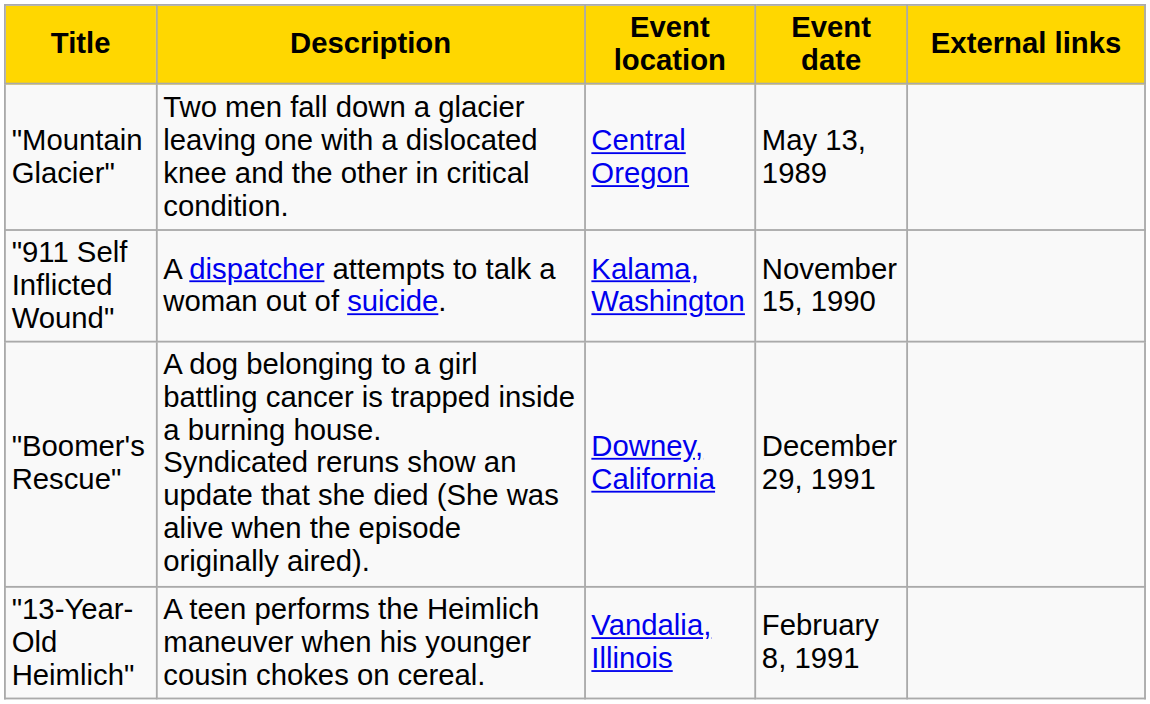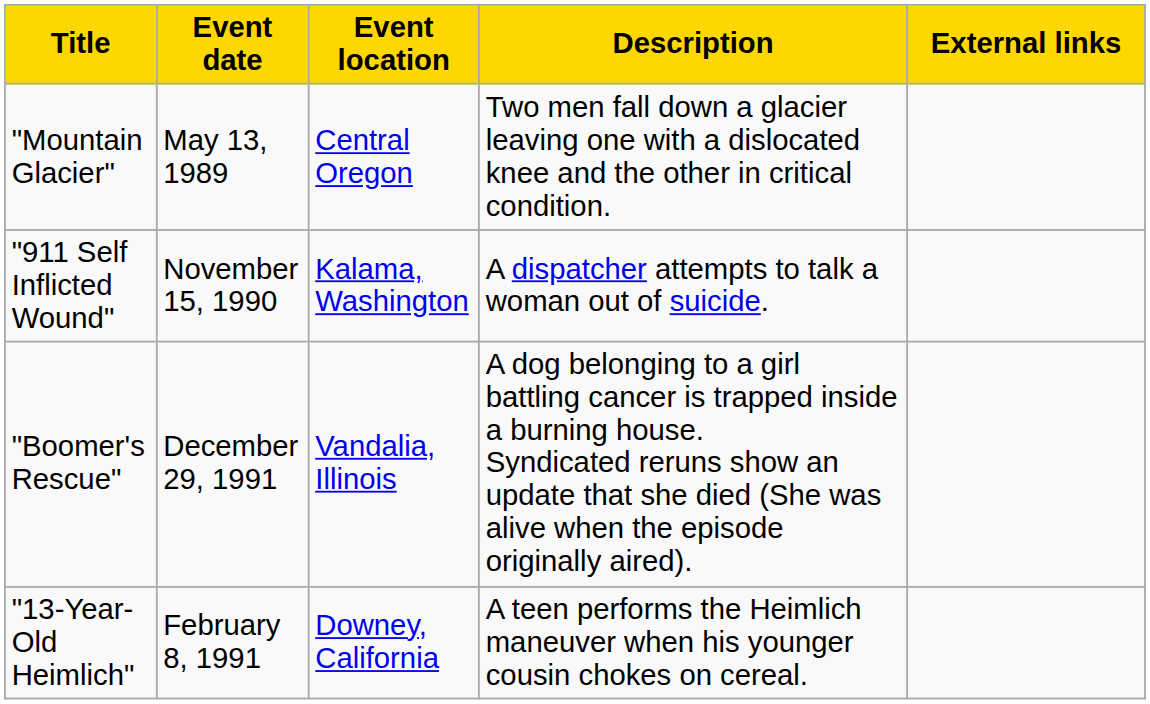columns swapped: (831, 44) <-> (371, 44)
(653, 463) Downey, California -> (375, 463) Vandalia, Illinois
(651, 641) Vandalia, Illinois -> (377, 641) Downey, California
